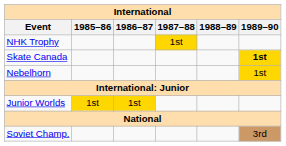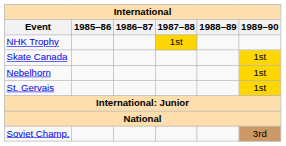(260, 57) bold -> (260, 57) normal
+ row: (30, 88)
- row: (36, 103)
